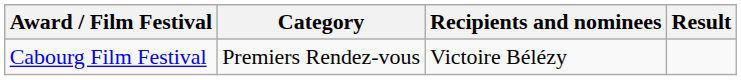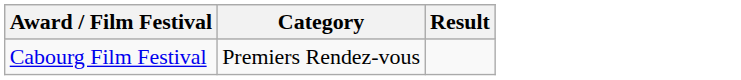- column: (546, 21)
